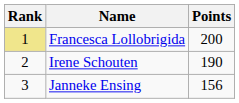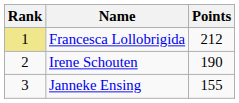(212, 39) 200 -> (212, 39) 212
(212, 86) 156 -> (212, 86) 155
